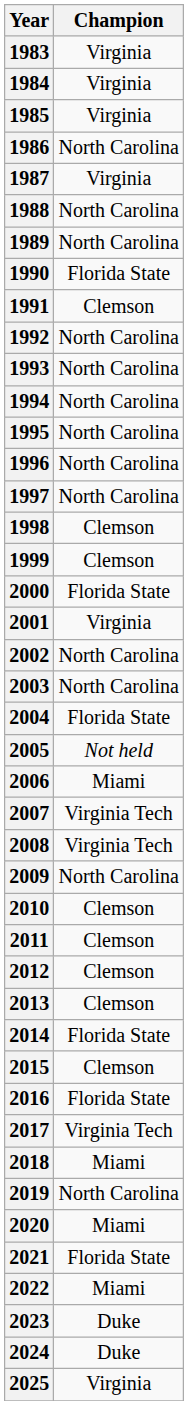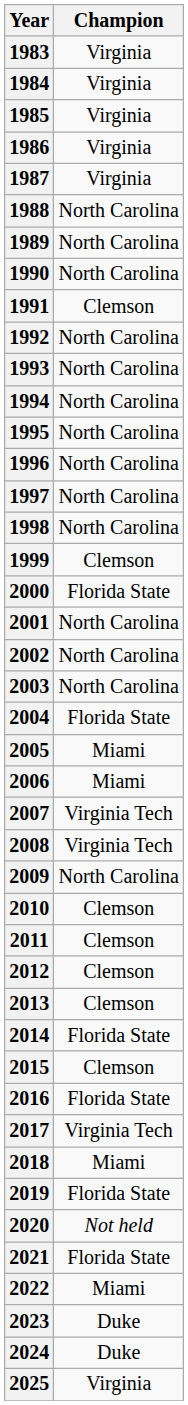(119, 147) North Carolina -> (119, 147) Virginia
(119, 274) Florida State -> (119, 274) North Carolina
(119, 527) Clemson -> (119, 527) North Carolina
(119, 623) Virginia -> (119, 623) North Carolina
(119, 749) Not held -> (119, 749) Miami
(119, 1193) North Carolina -> (119, 1193) Florida State
(119, 1225) Miami -> (119, 1225) Not held
